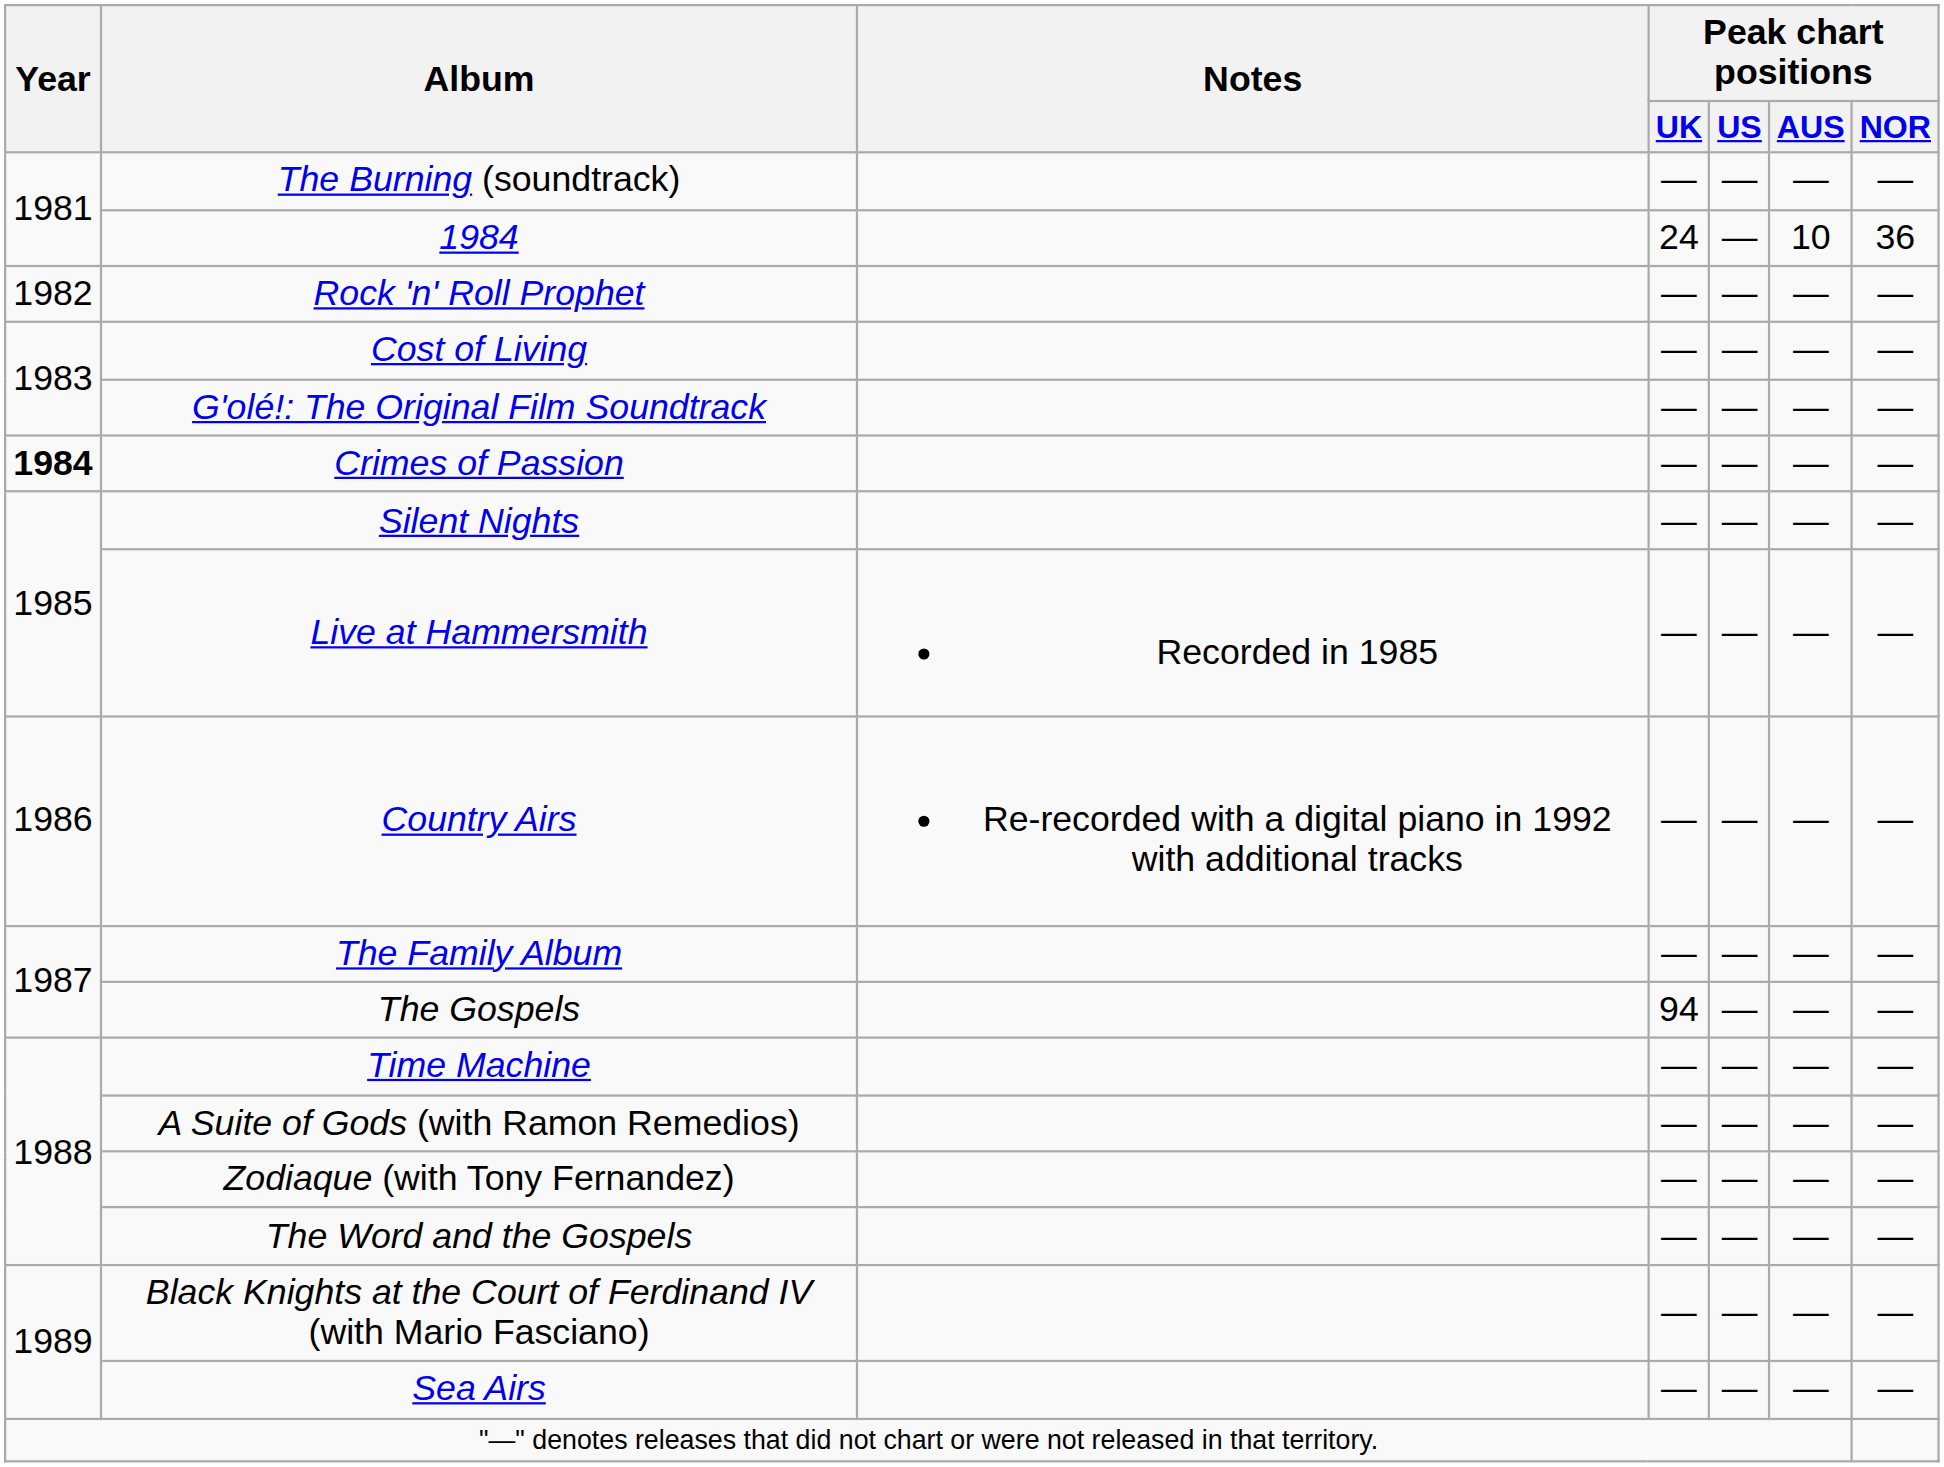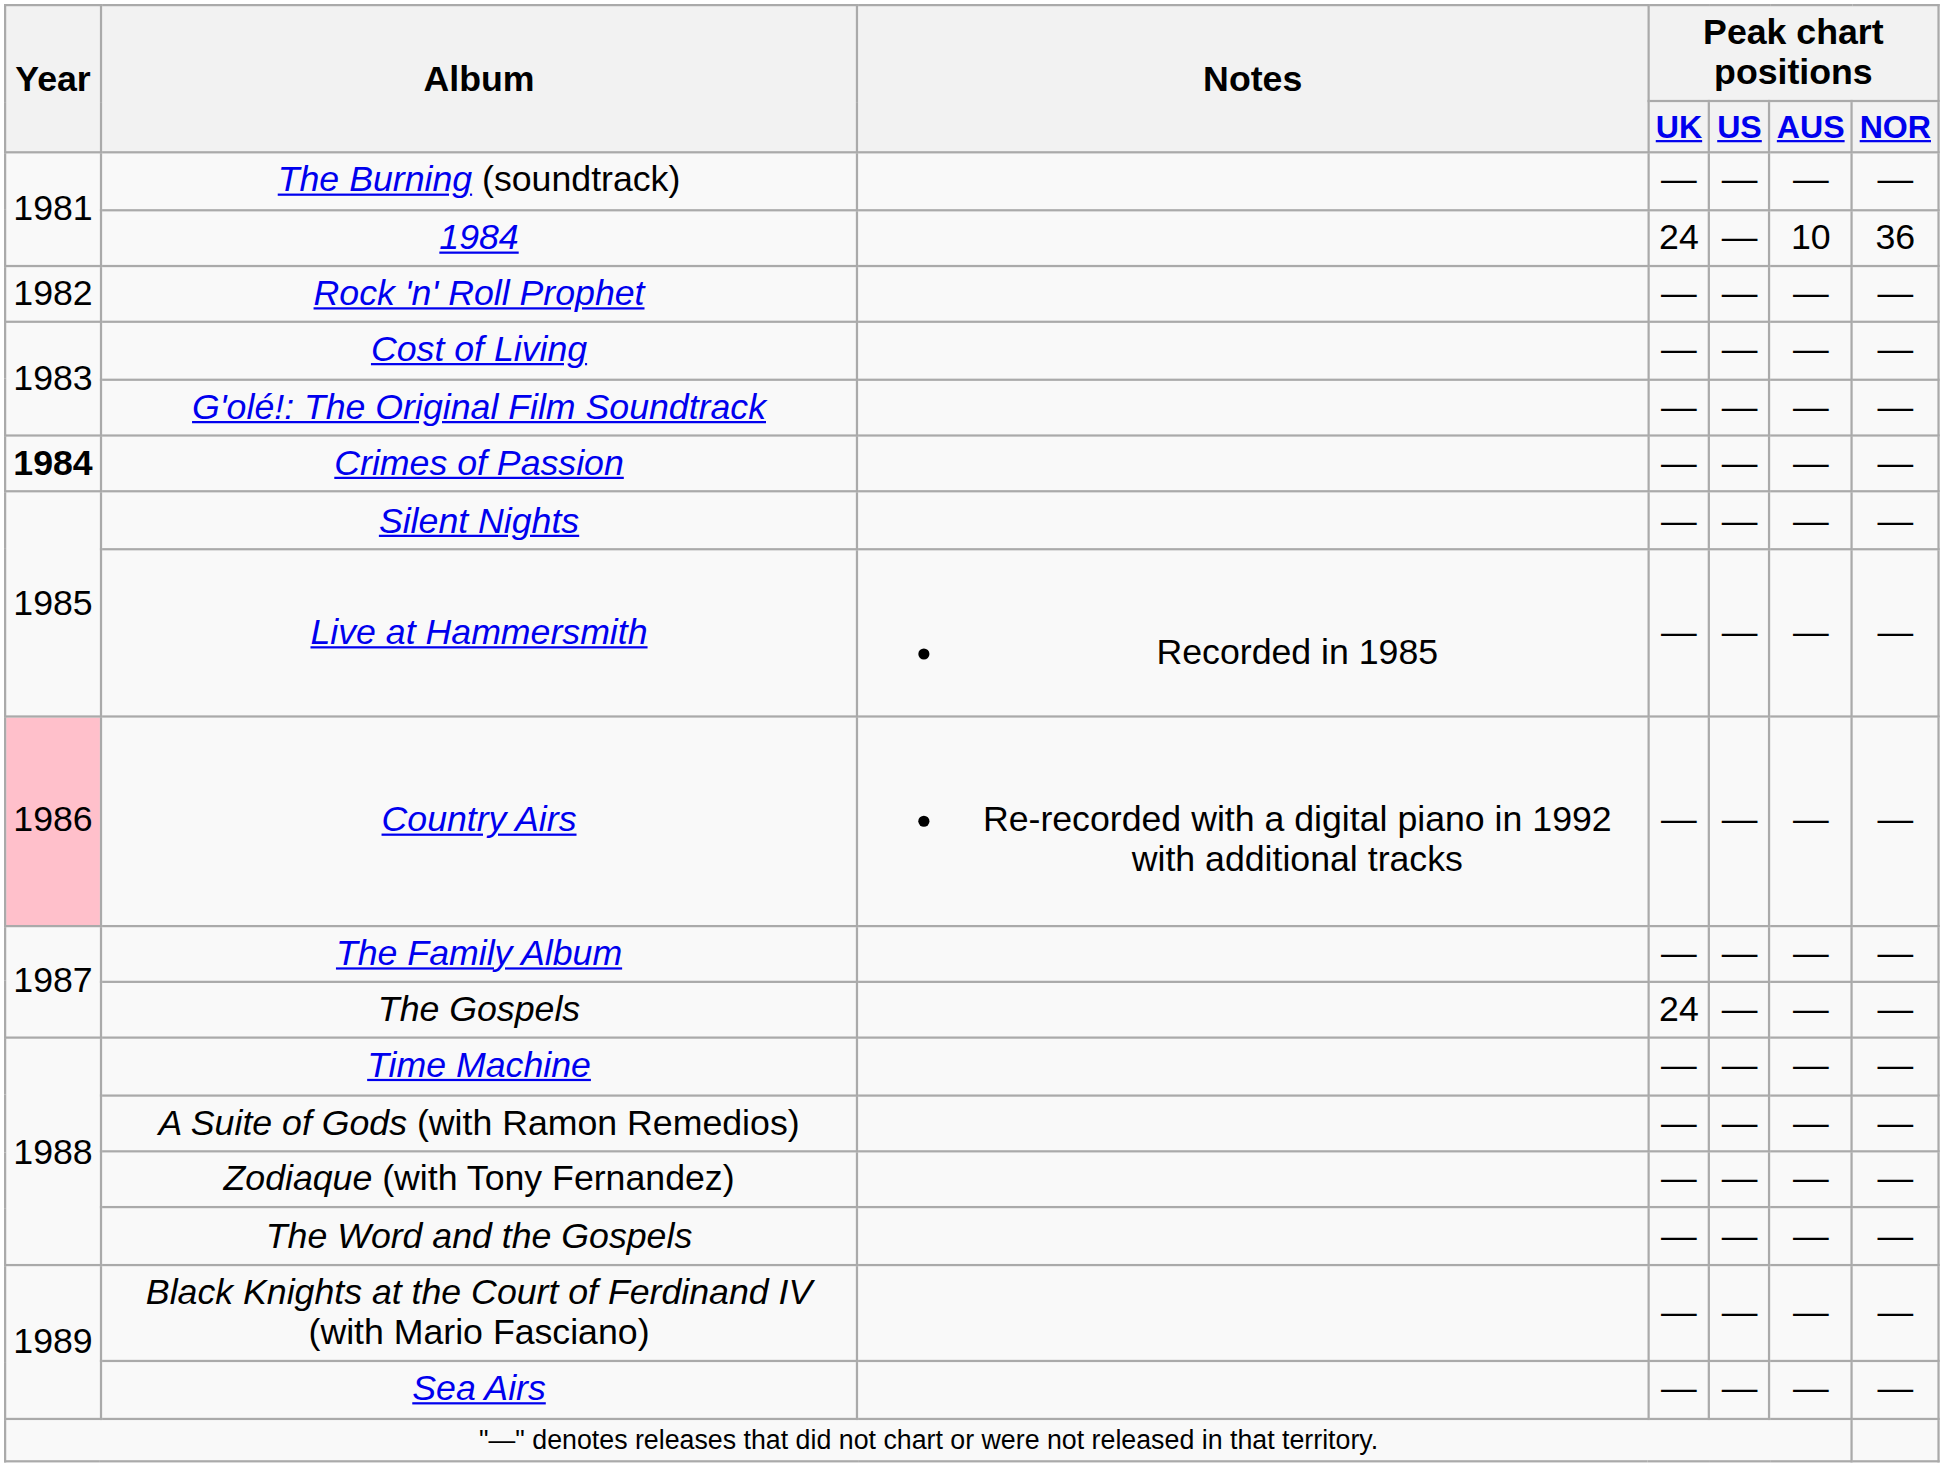(53, 820) no background -> (53, 820) pink background
(1679, 1009) 94 -> (1679, 1009) 24
